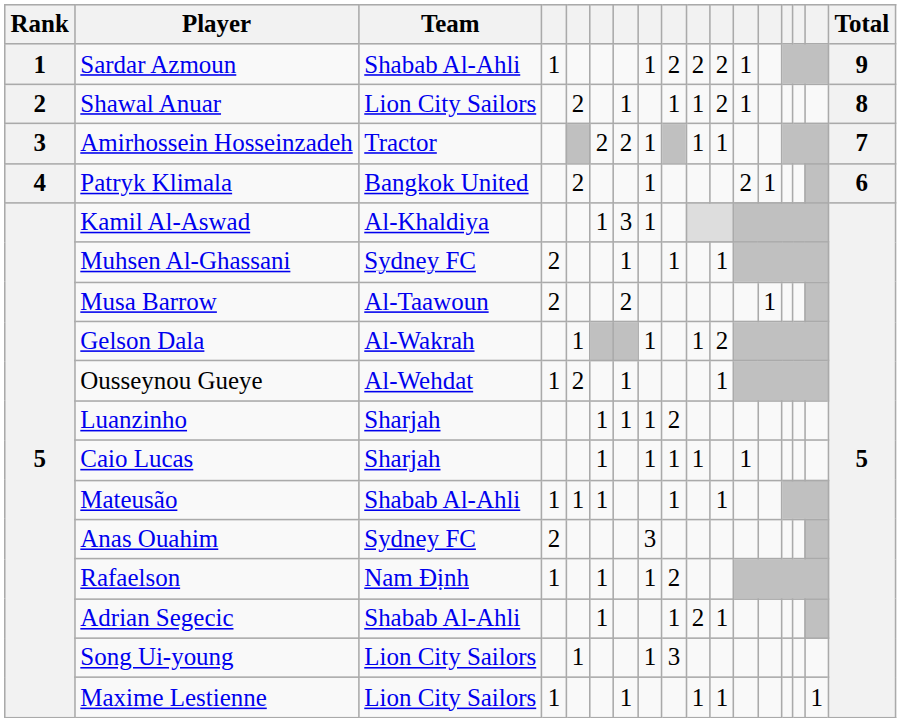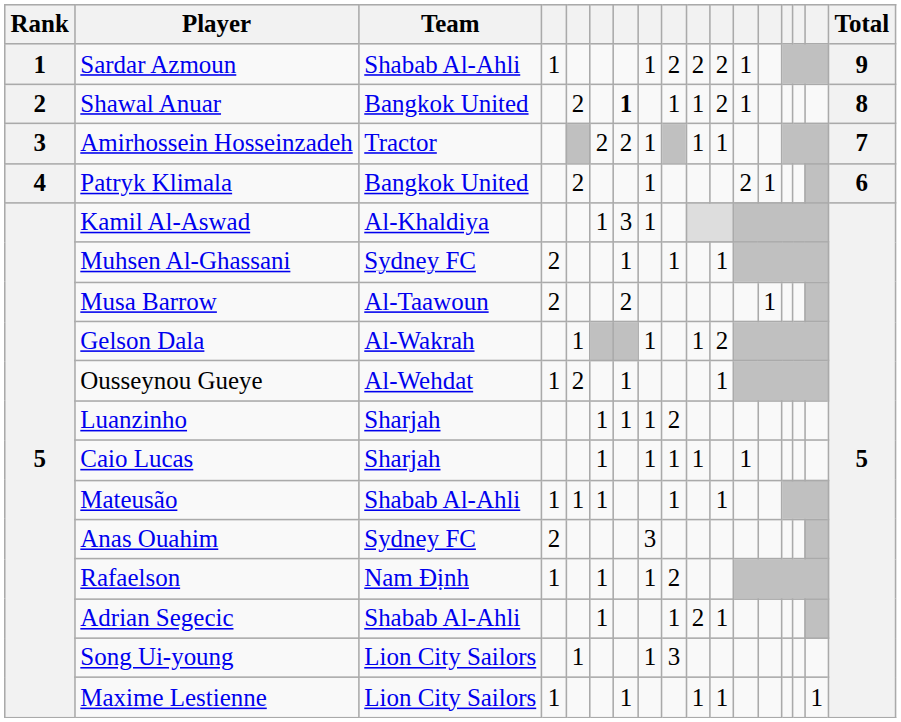(450, 103) Lion City Sailors -> (446, 103) Bangkok United
(626, 103) normal -> (626, 103) bold
